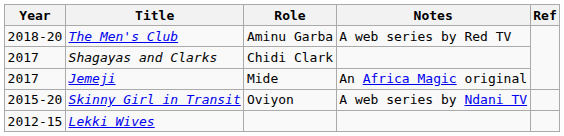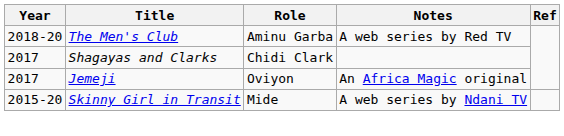(263, 79) Mide -> (270, 79) Oviyon
(270, 100) Oviyon -> (263, 100) Mide
- row: (112, 121)
